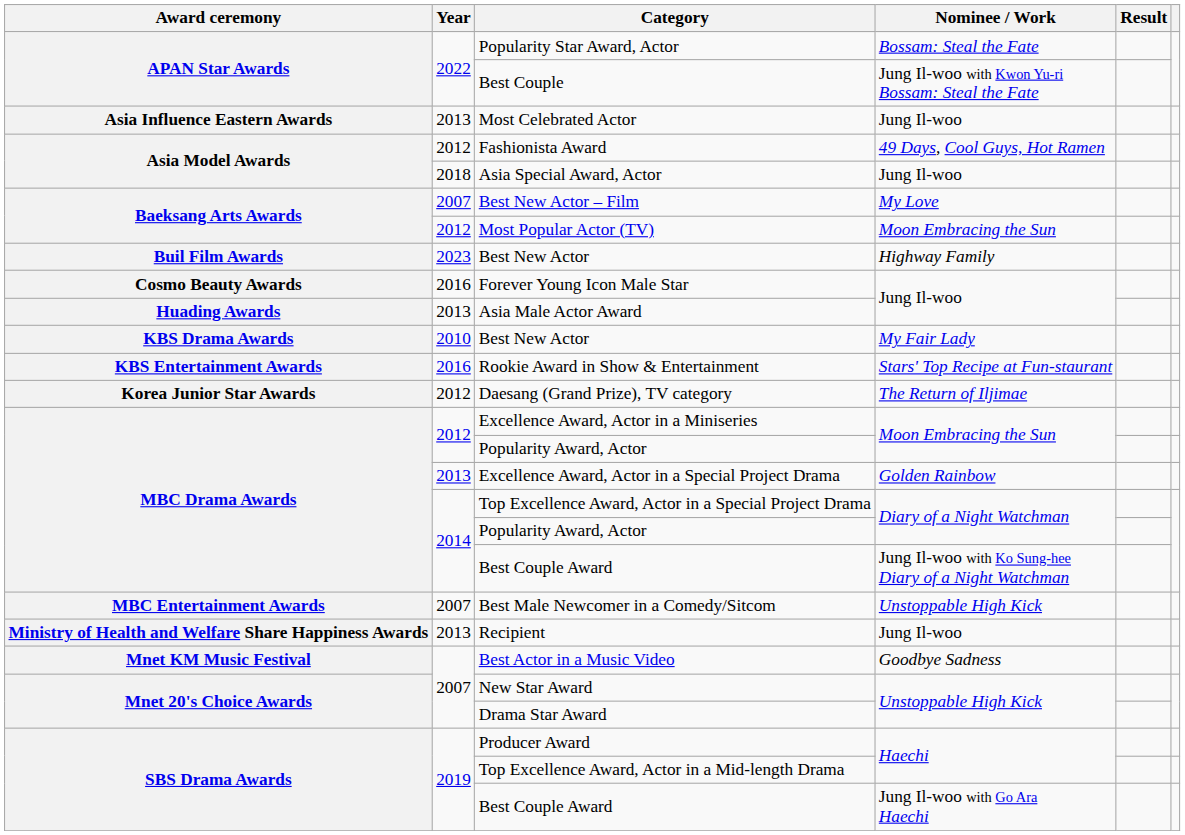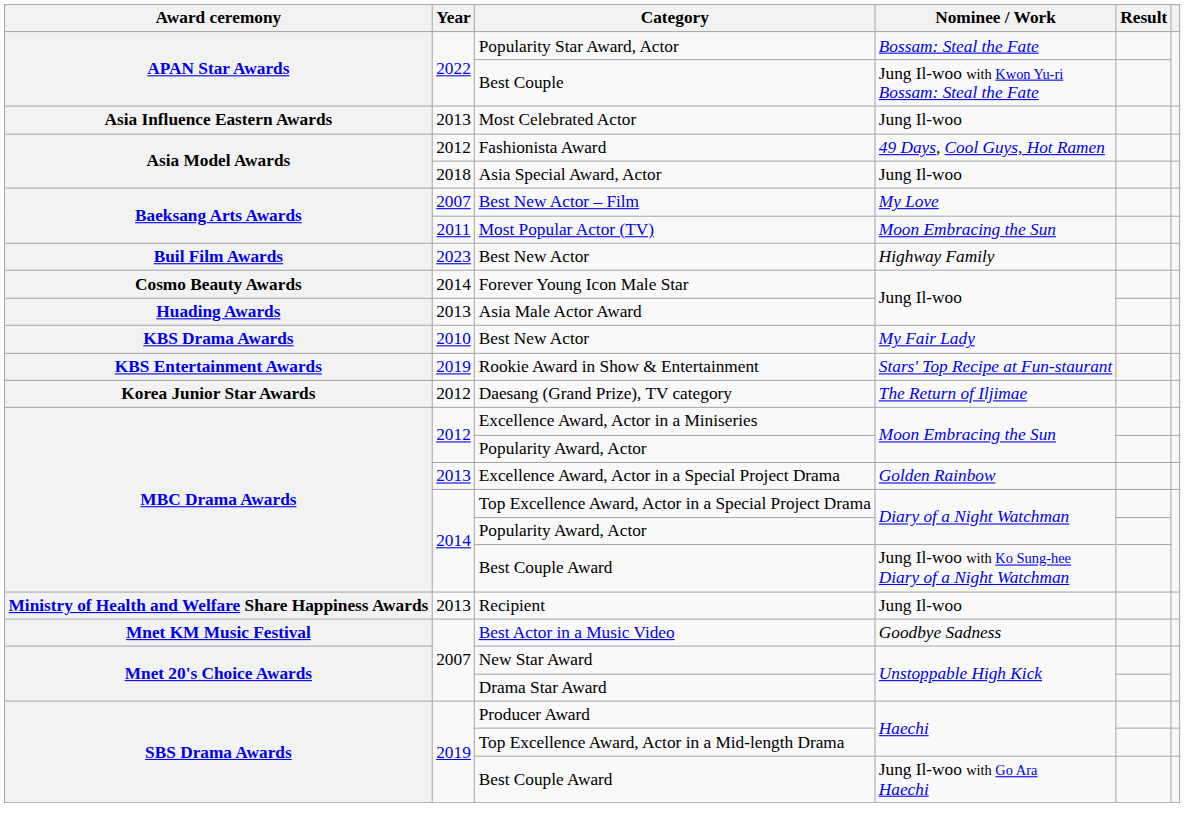(453, 229) 2012 -> (453, 229) 2011
(453, 284) 2016 -> (453, 284) 2014
(453, 366) 2016 -> (453, 366) 2019
- row: (627, 605)
